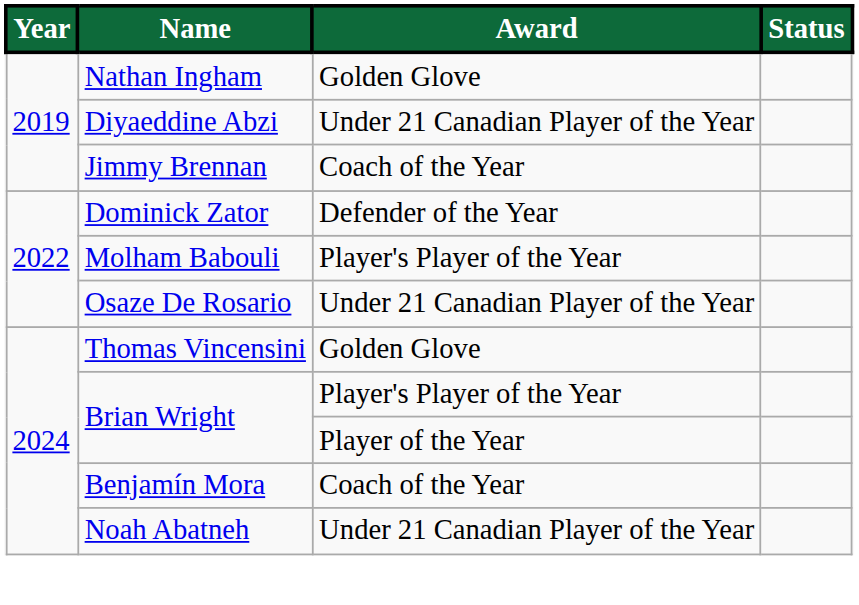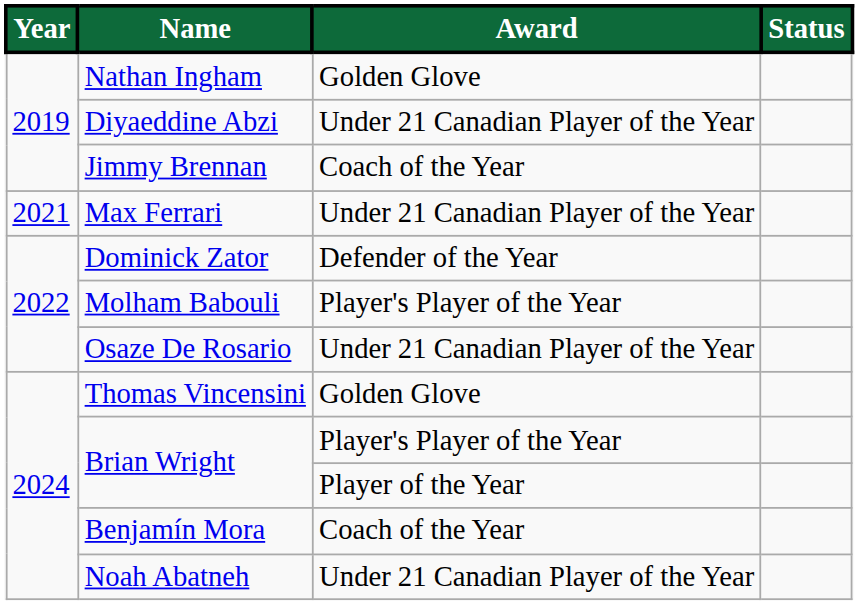+ row: (153, 212)
